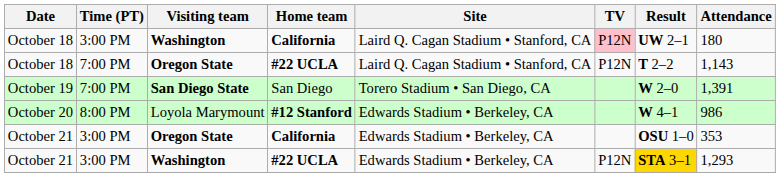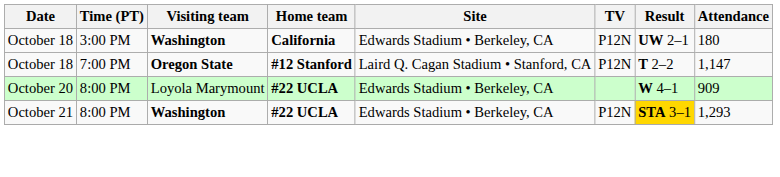(475, 40) Laird Q. Cagan Stadium • Stanford, CA -> (456, 40) Edwards Stadium • Berkeley, CA
(615, 40) pink background -> (615, 40) no background
(305, 64) #22 UCLA -> (312, 64) #12 Stanford
(717, 64) 1,143 -> (714, 64) 1,147
- row: (40, 88)
(312, 112) #12 Stanford -> (305, 88) #22 UCLA
(711, 112) 986 -> (709, 88) 909
- row: (40, 137)
(105, 161) 3:00 PM -> (105, 112) 8:00 PM
